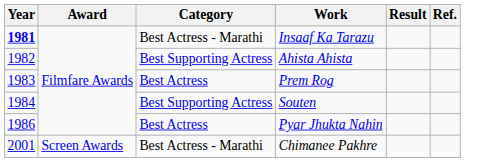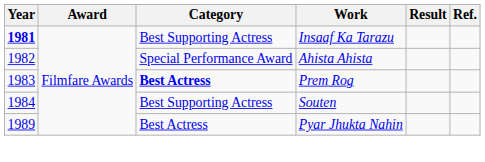(201, 37) Best Actress - Marathi -> (206, 37) Best Supporting Actress
(206, 59) Best Supporting Actress -> (216, 59) Special Performance Award
(174, 80) normal -> (175, 80) bold
(21, 124) 1986 -> (21, 124) 1989
- row: (328, 146)
